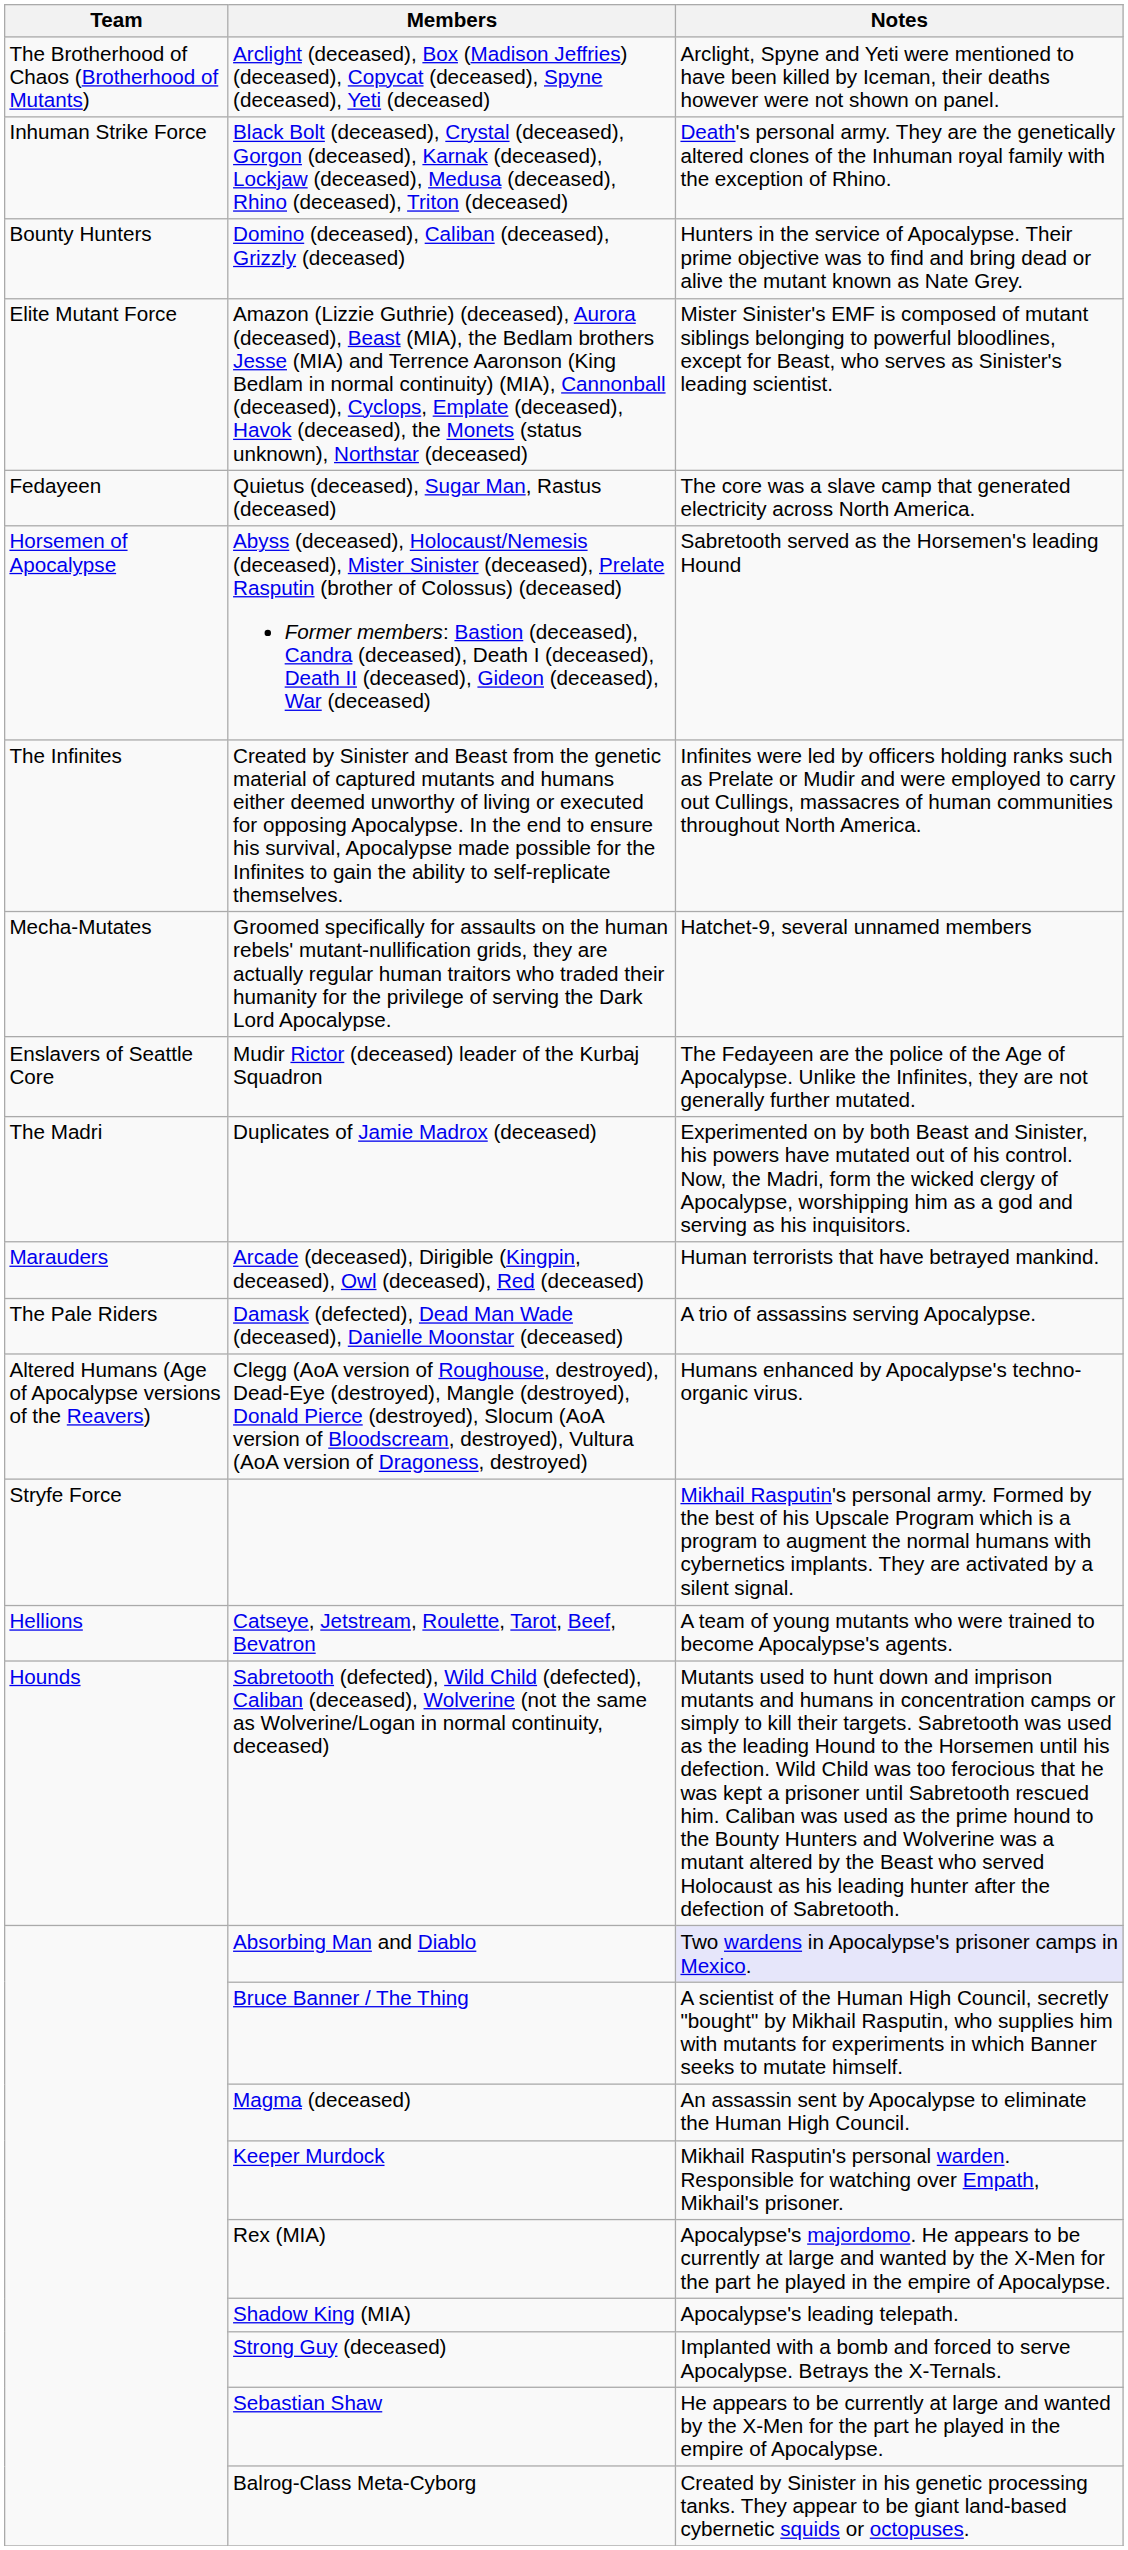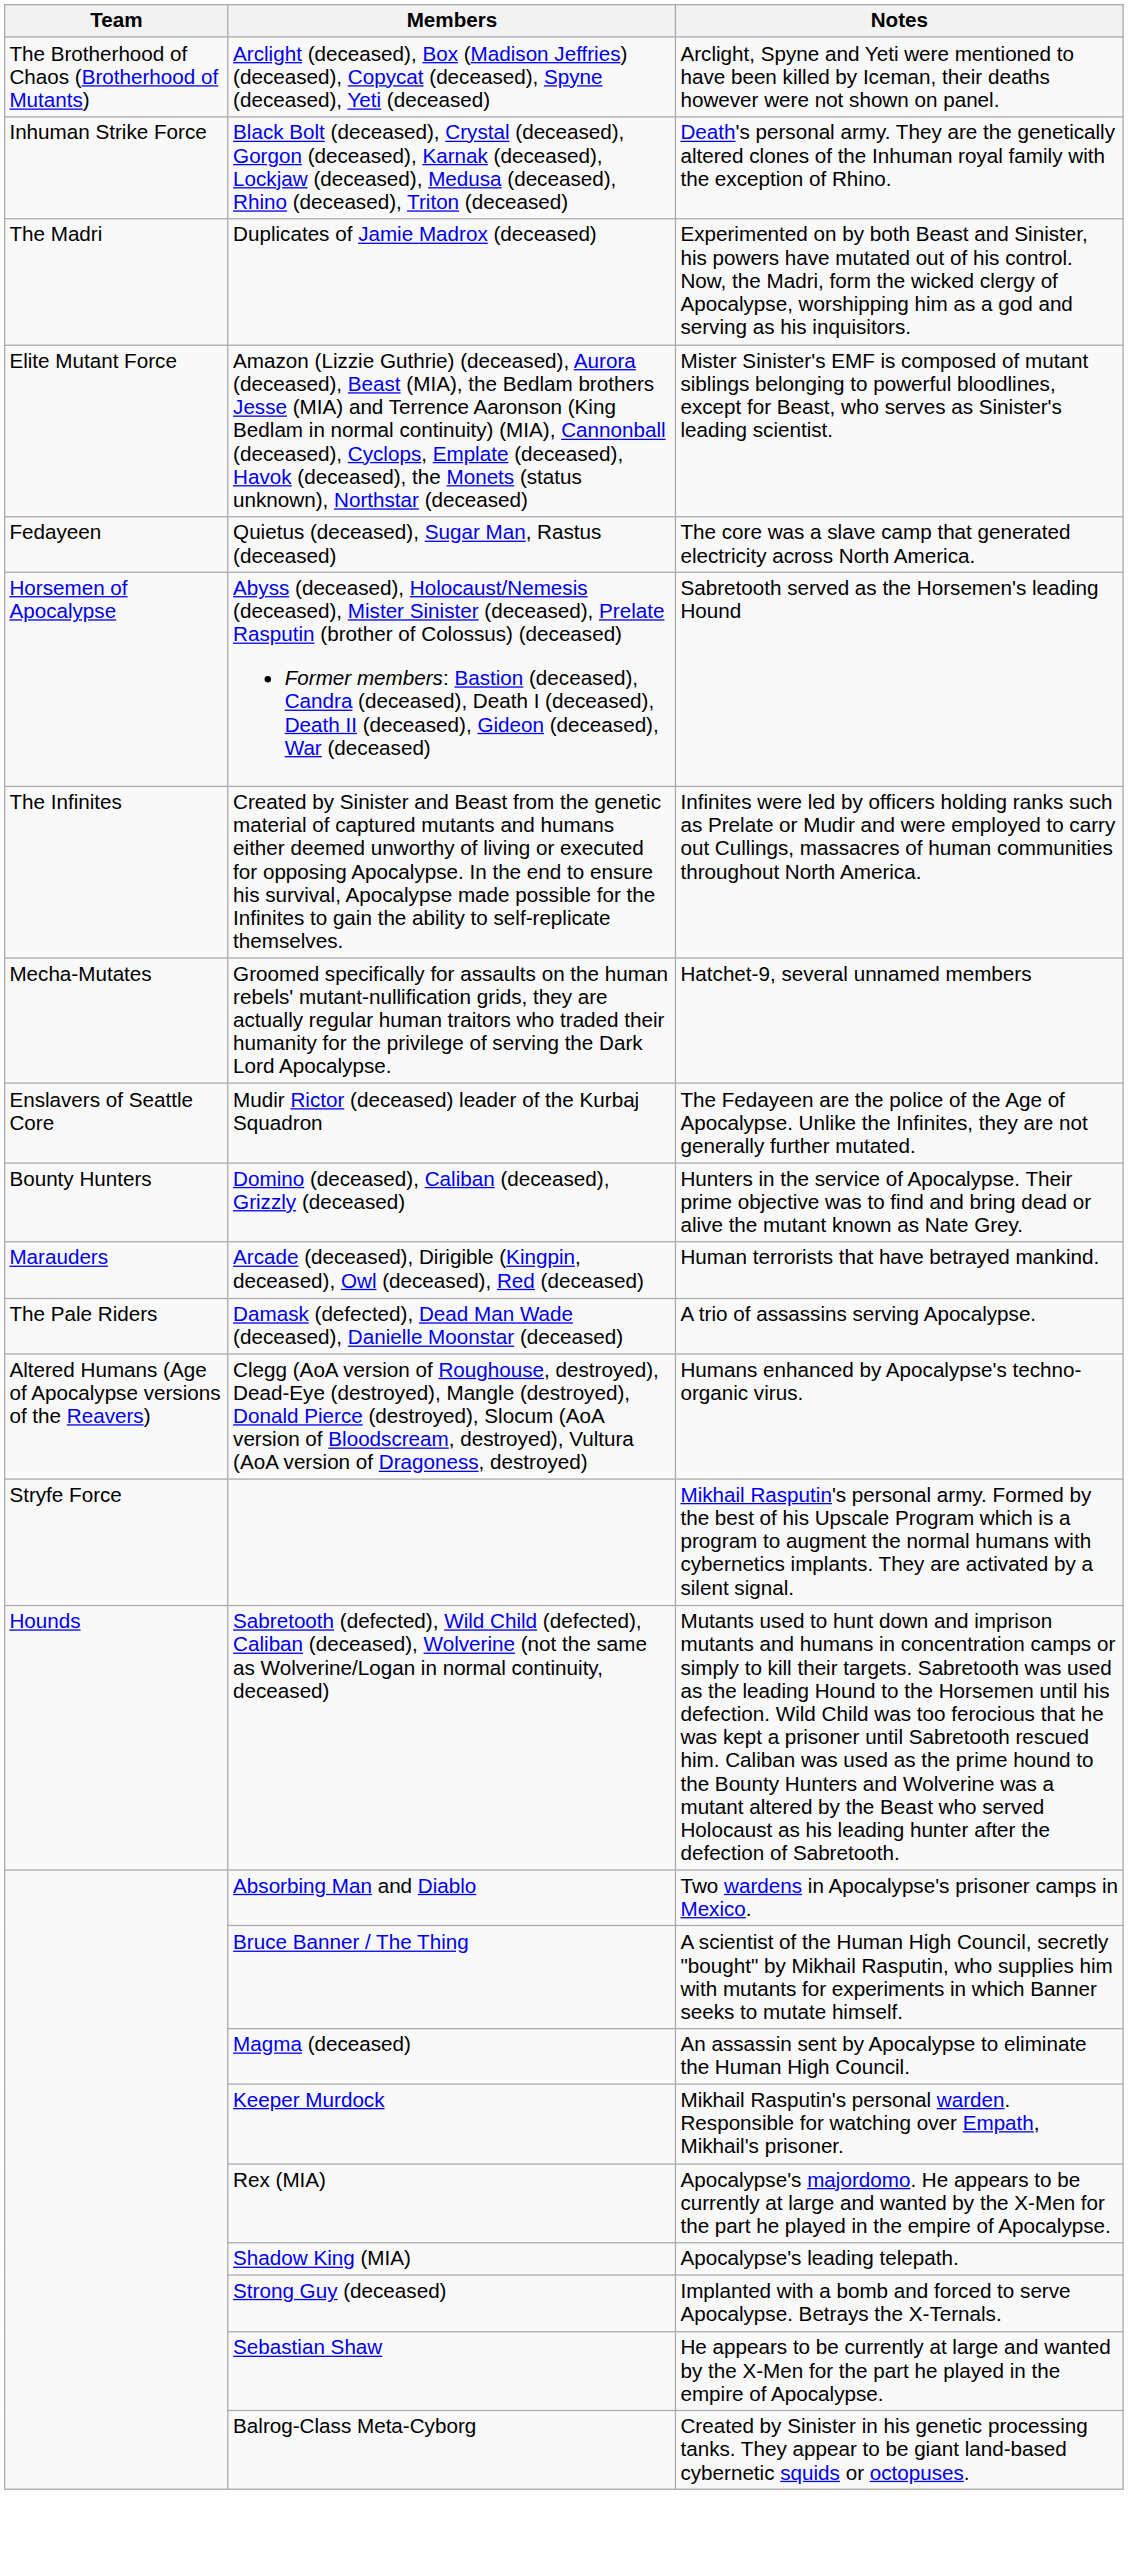rows swapped: (421, 246) <-> (415, 1132)
- row: (424, 1632)
(899, 1953) lavender background -> (899, 1897) no background
